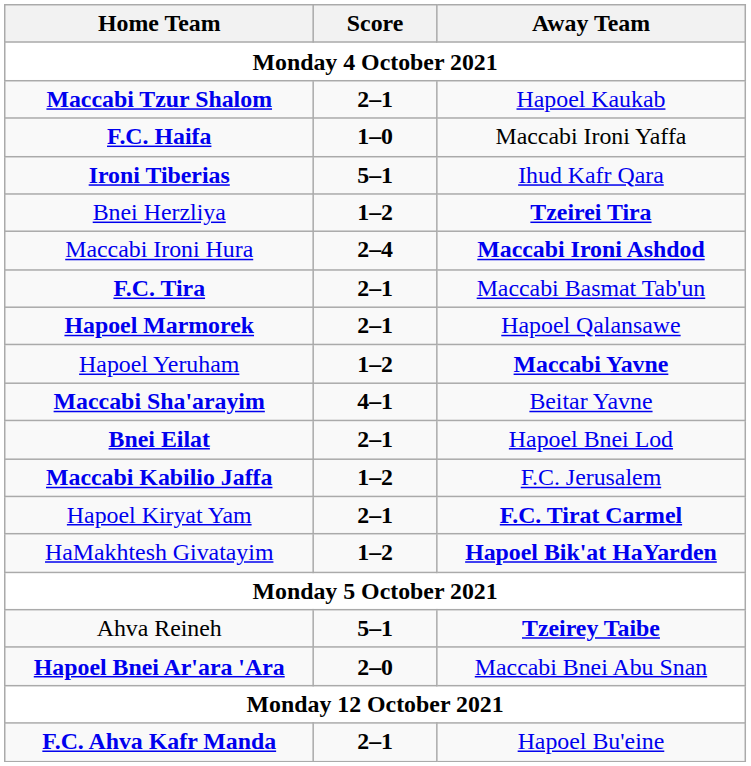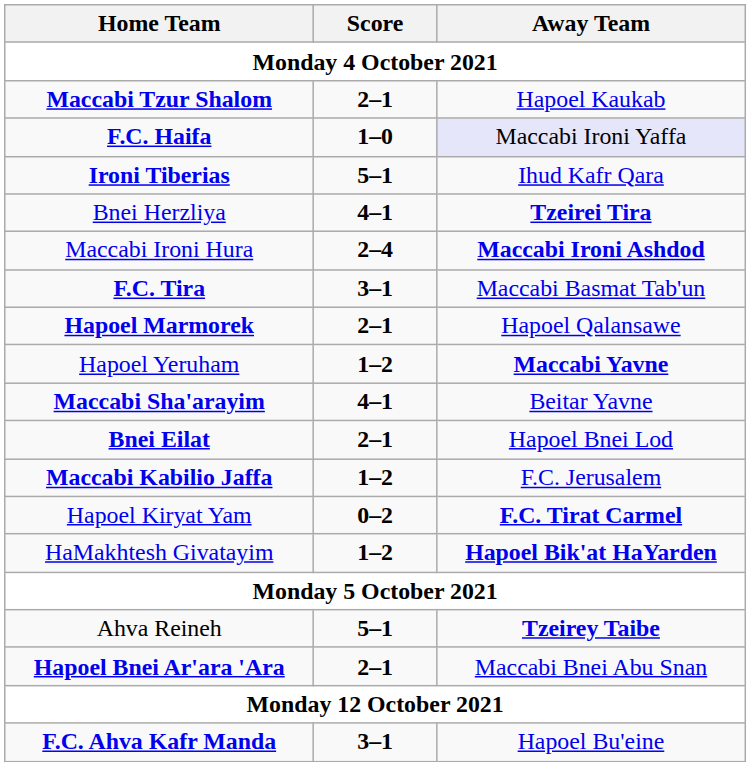(591, 136) no background -> (591, 136) lavender background
(375, 212) 1–2 -> (375, 212) 4–1
(375, 288) 2–1 -> (375, 288) 3–1
(375, 514) 2–1 -> (375, 514) 0–2
(375, 666) 2–0 -> (375, 666) 2–1
(375, 741) 2–1 -> (375, 741) 3–1
